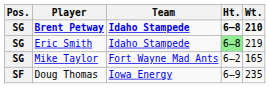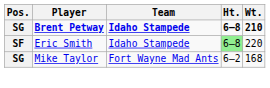(18, 44) SG -> (18, 44) SF
(254, 44) 219 -> (254, 44) 220
(254, 59) 165 -> (254, 59) 168
- row: (66, 75)
